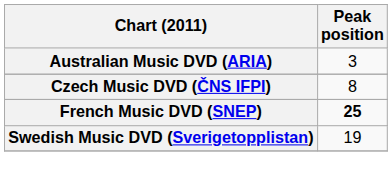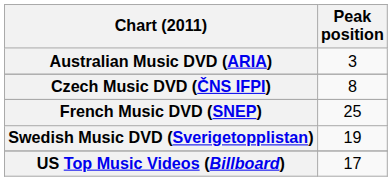(352, 112) bold -> (352, 112) normal
+ row: (161, 163)
